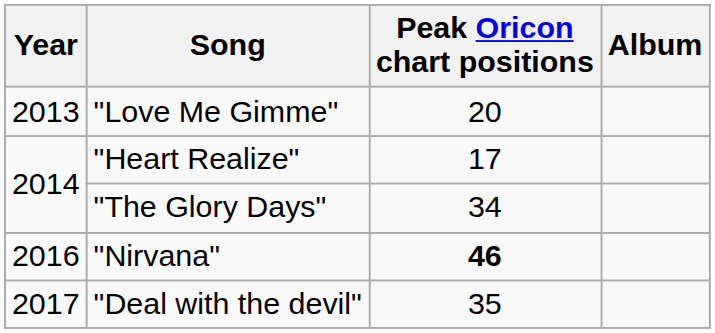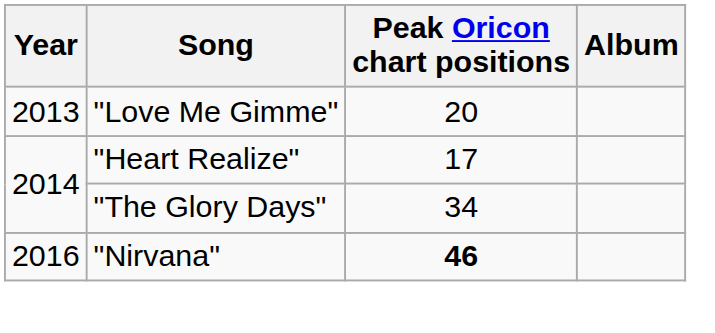- row: (228, 303)
